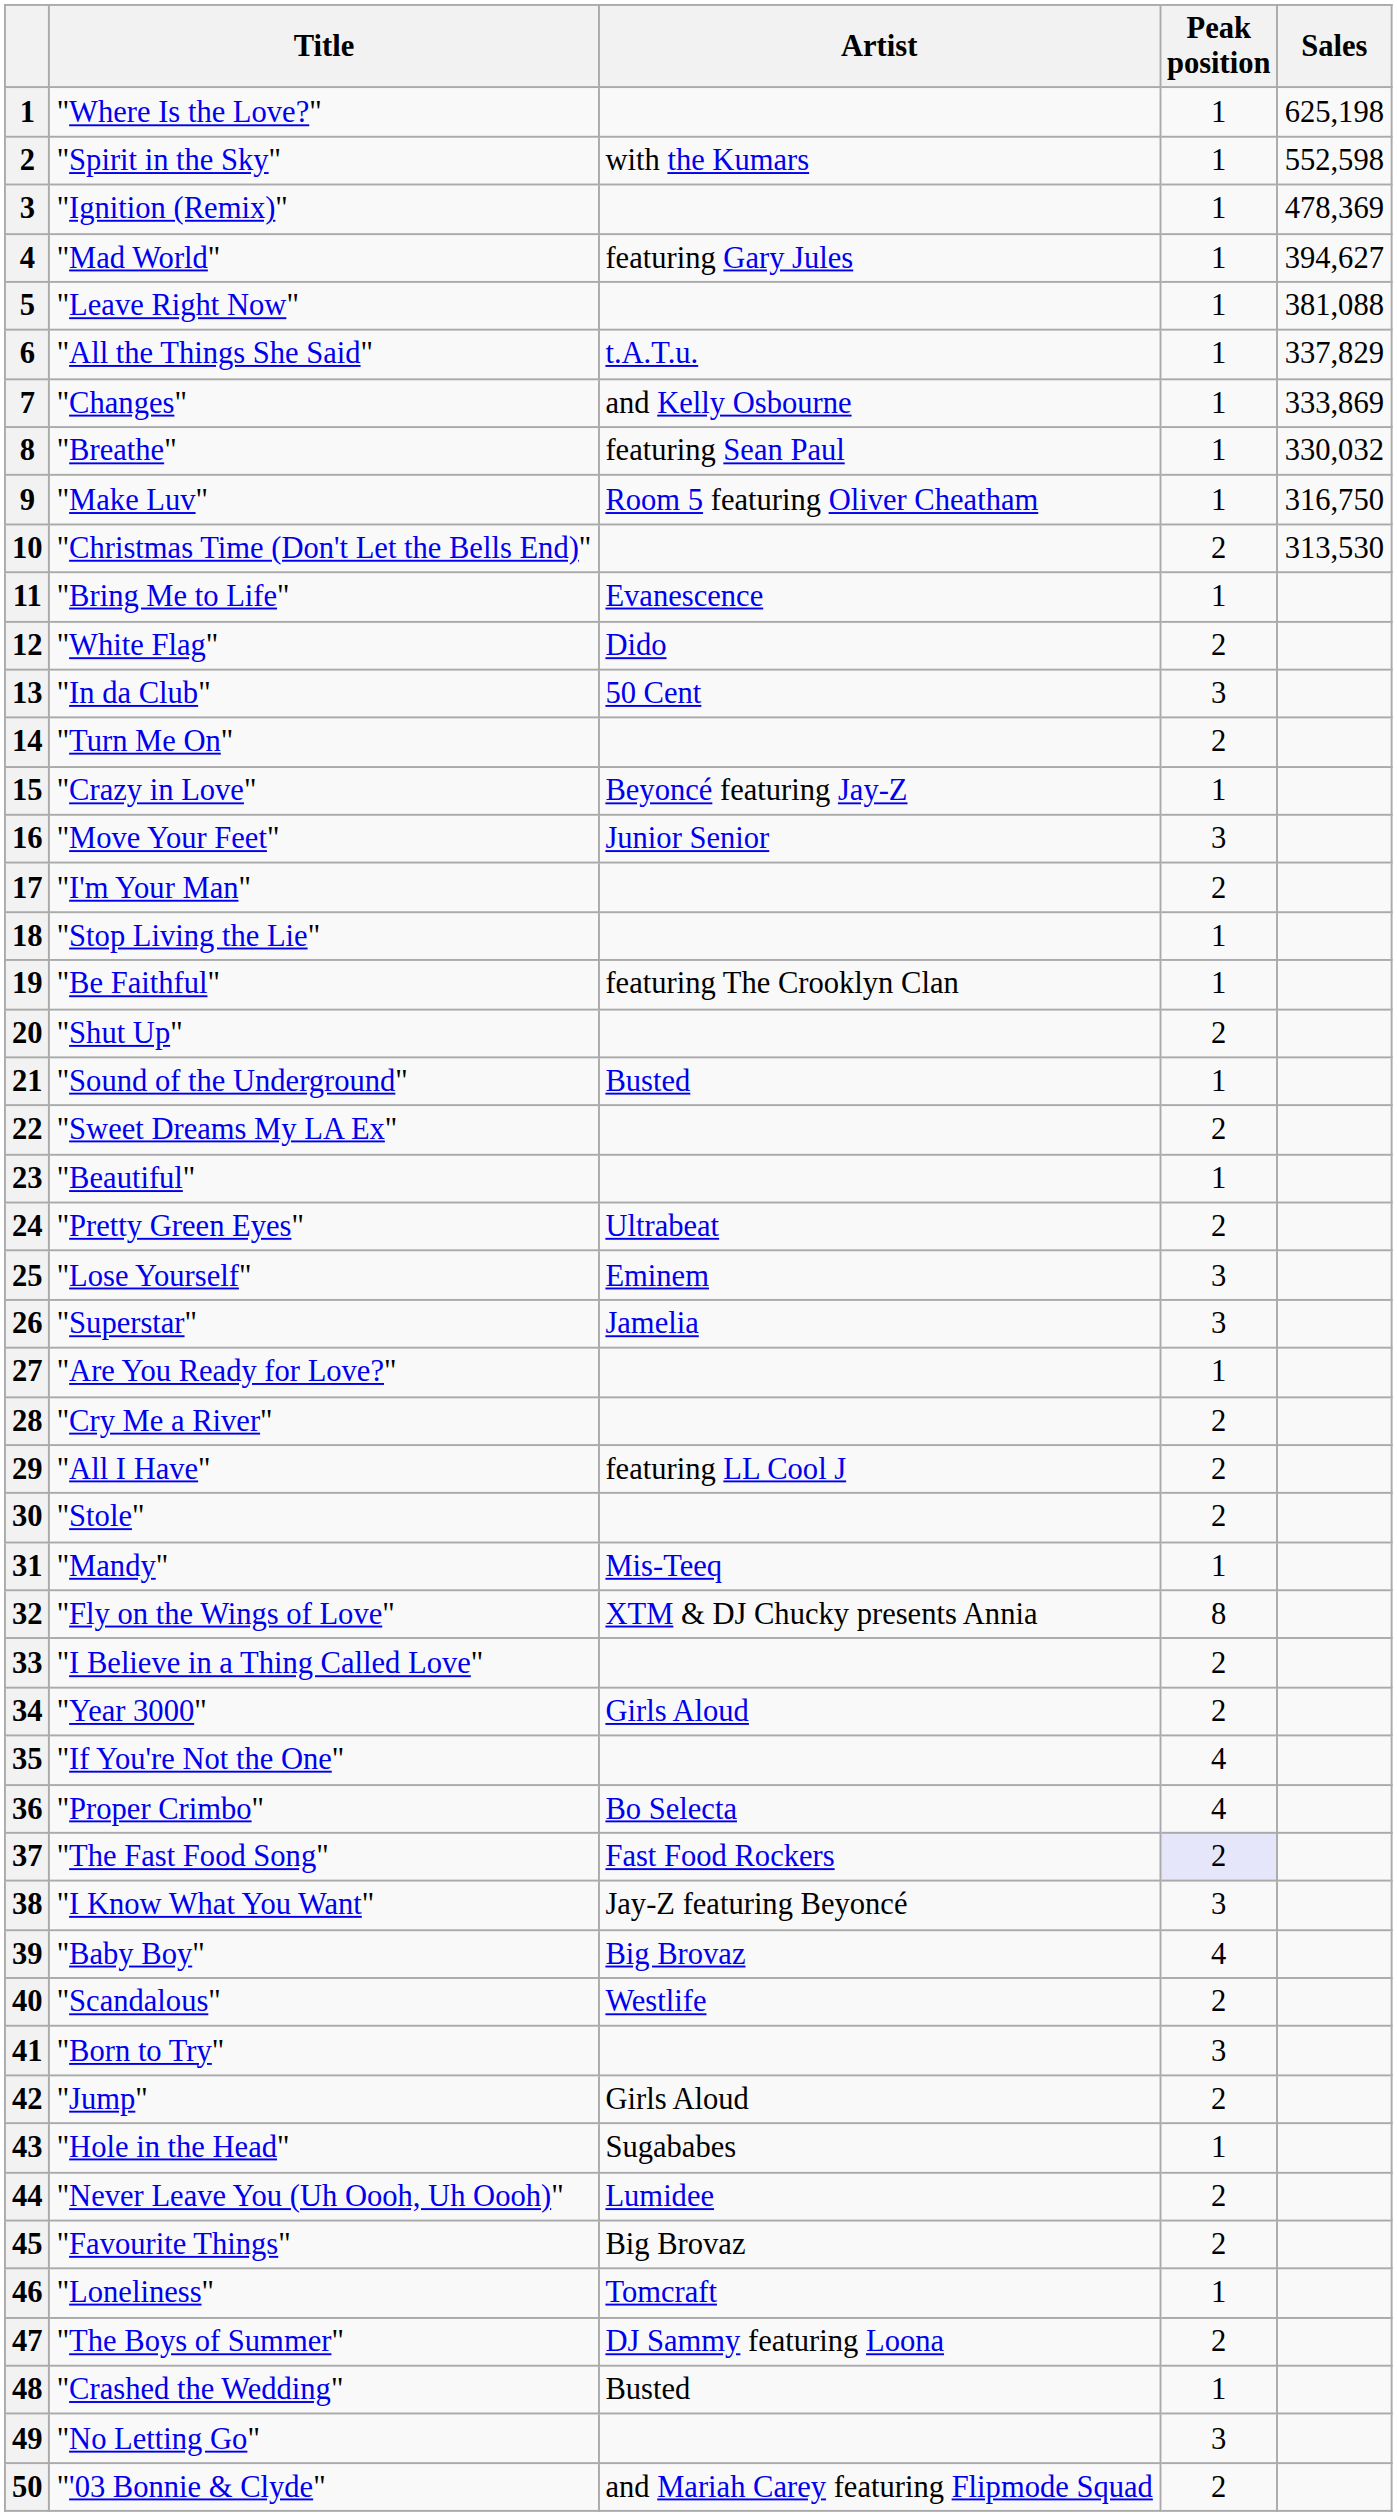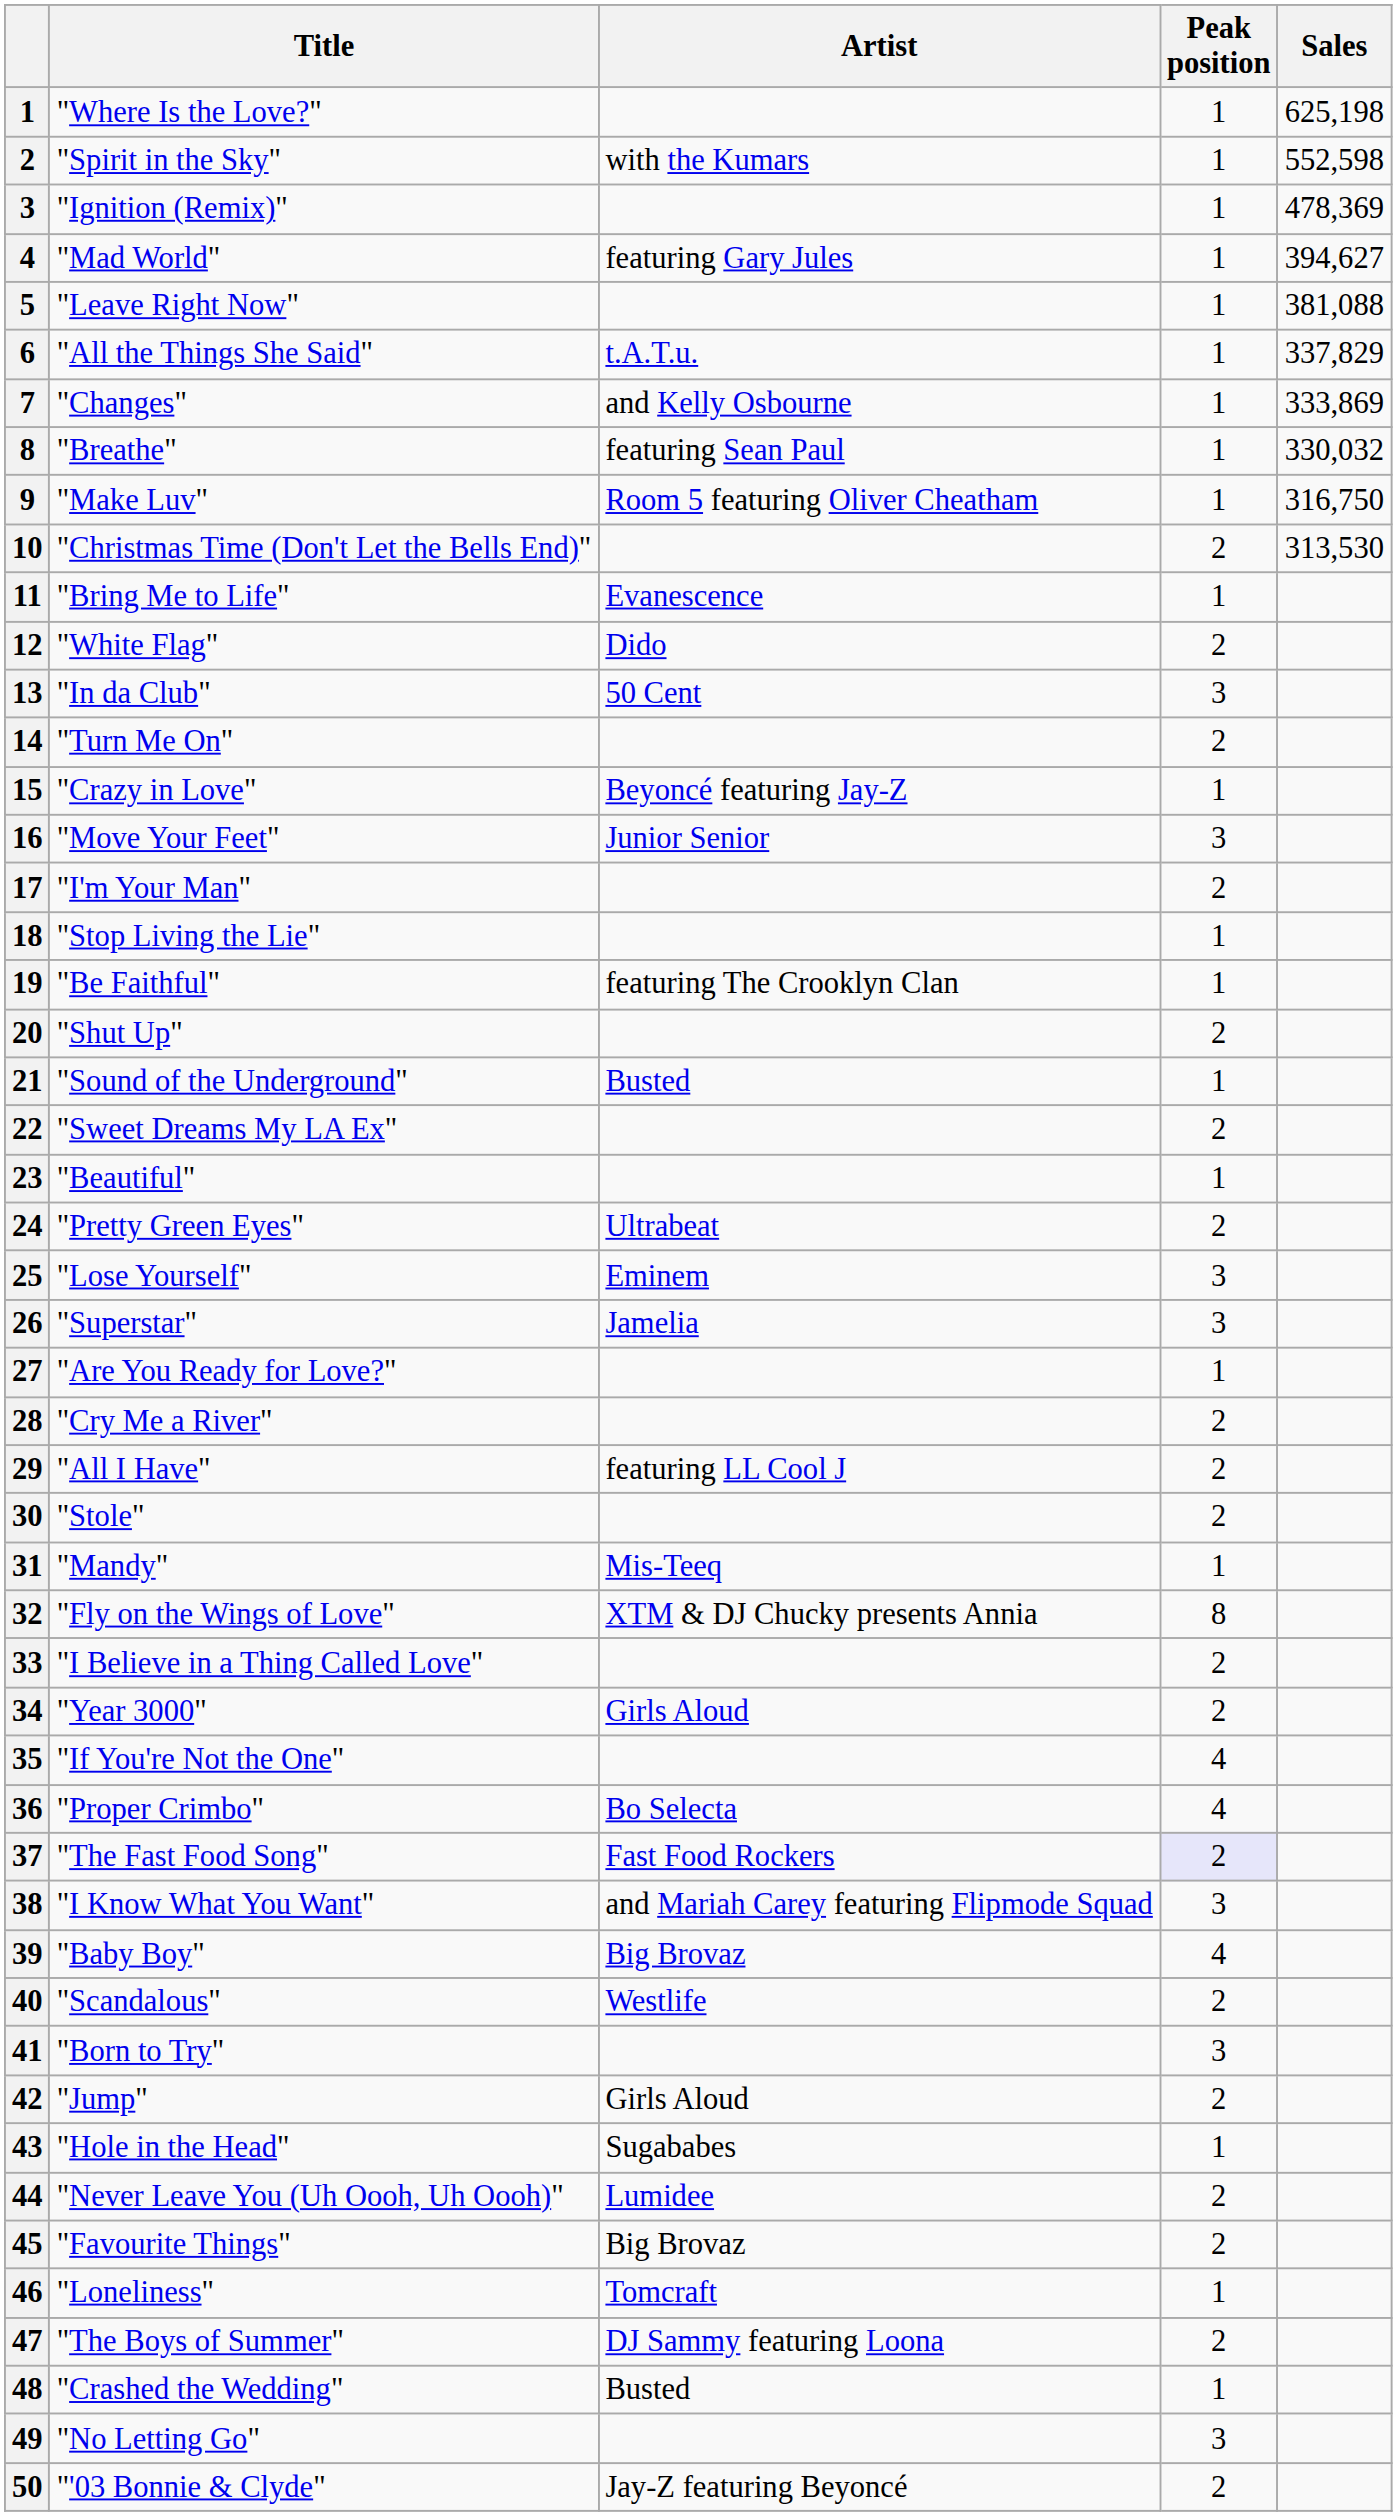(756, 1904) Jay-Z featuring Beyoncé -> (879, 1904) and Mariah Carey featuring Flipmode Squad
(879, 2486) and Mariah Carey featuring Flipmode Squad -> (756, 2486) Jay-Z featuring Beyoncé
